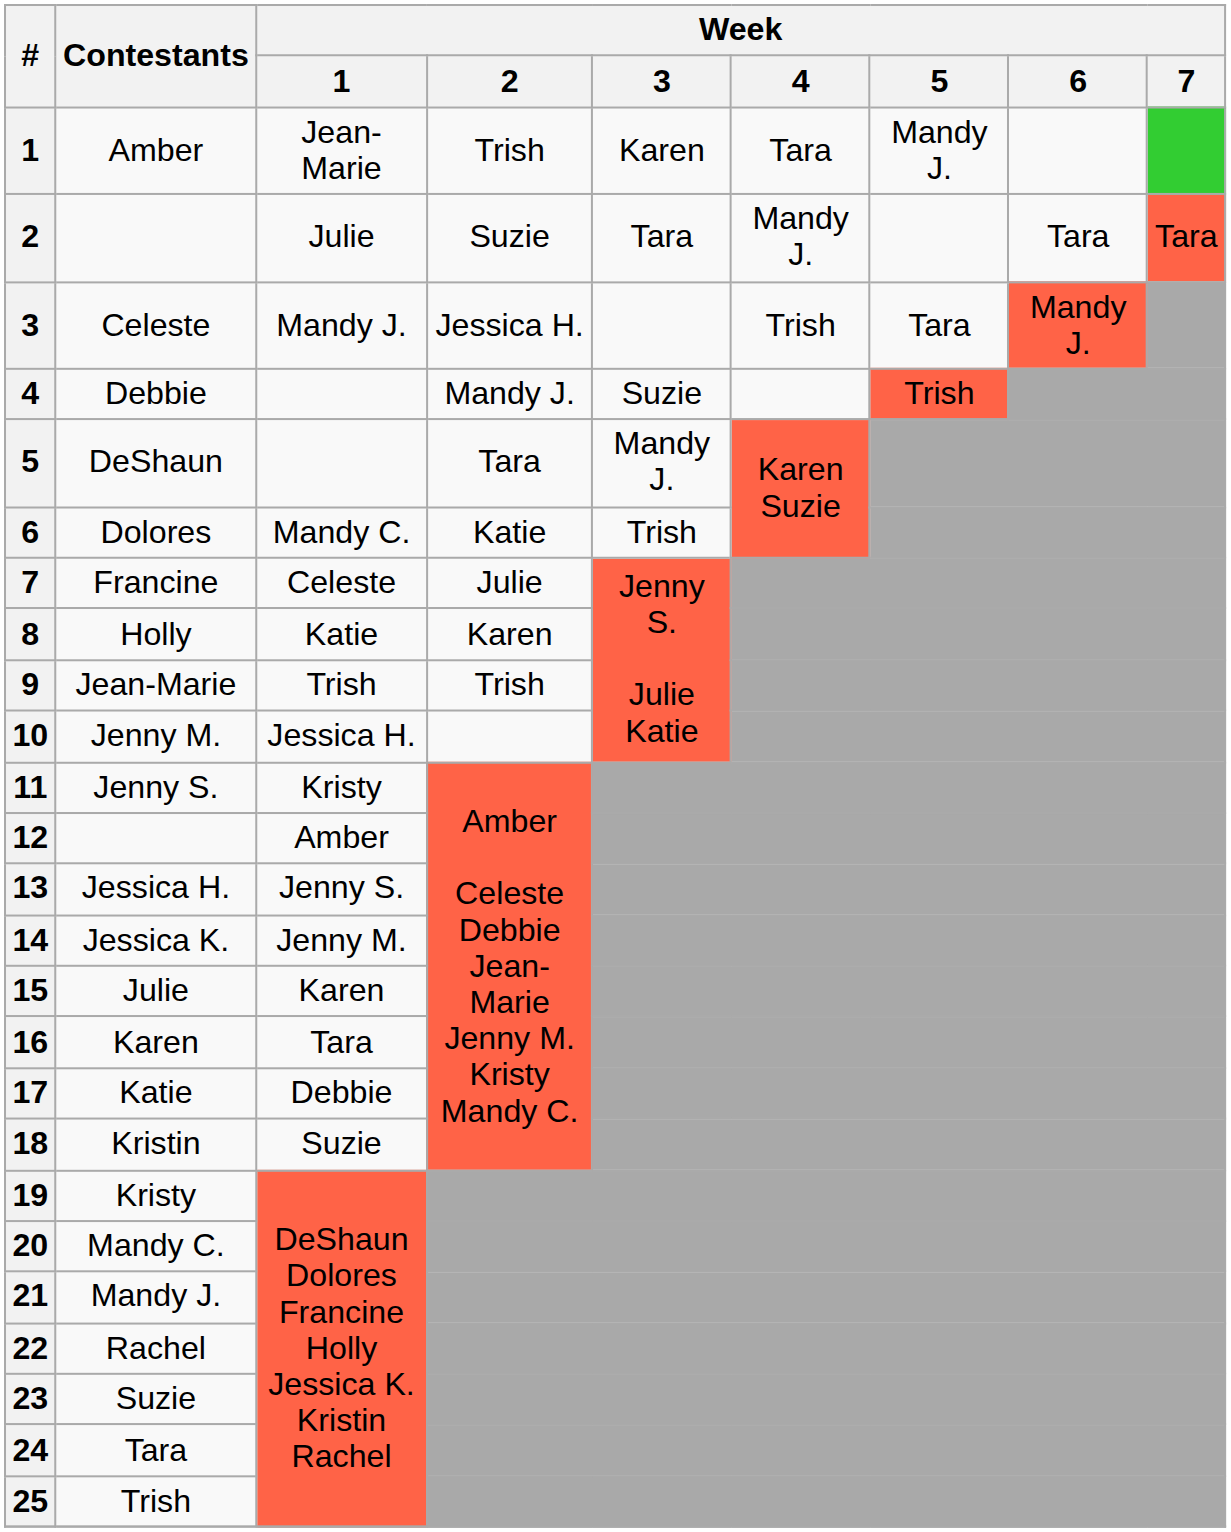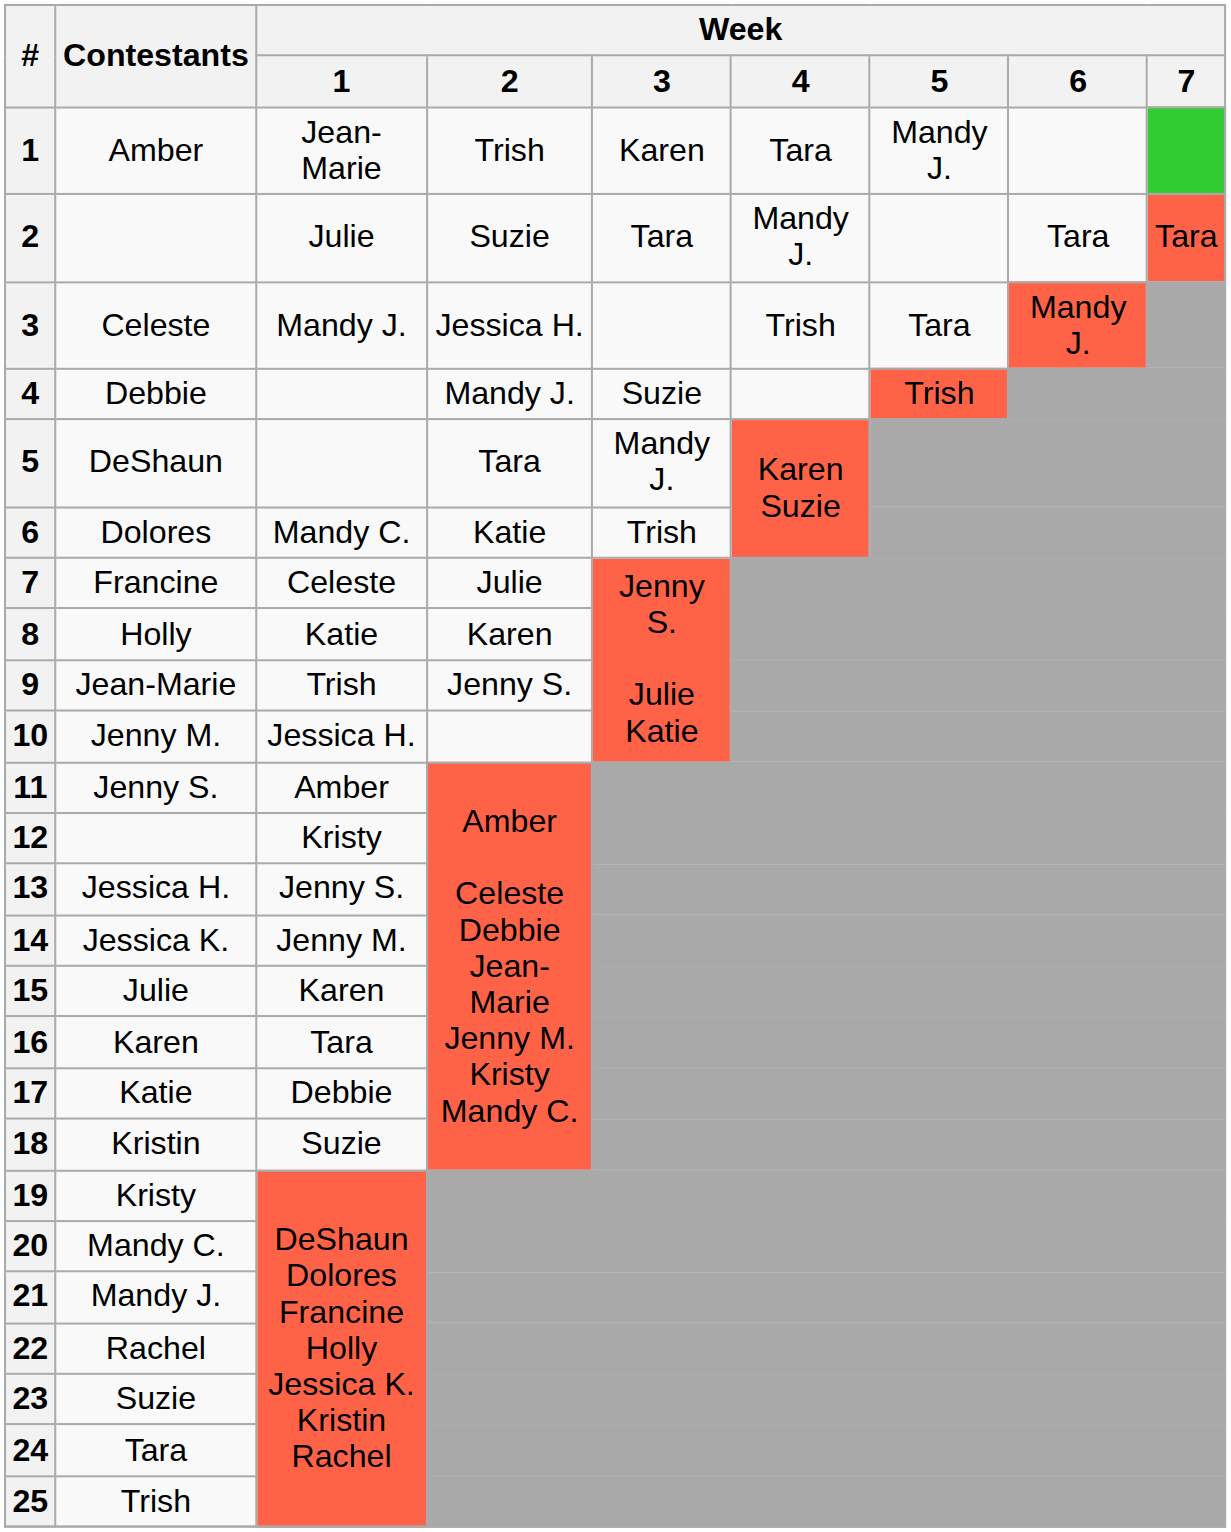(510, 684) Trish -> (510, 684) Jenny S.
(342, 786) Kristy -> (342, 786) Amber
(342, 837) Amber -> (342, 837) Kristy
